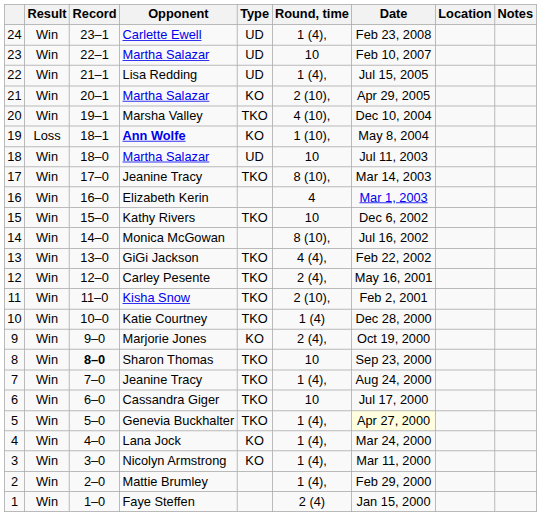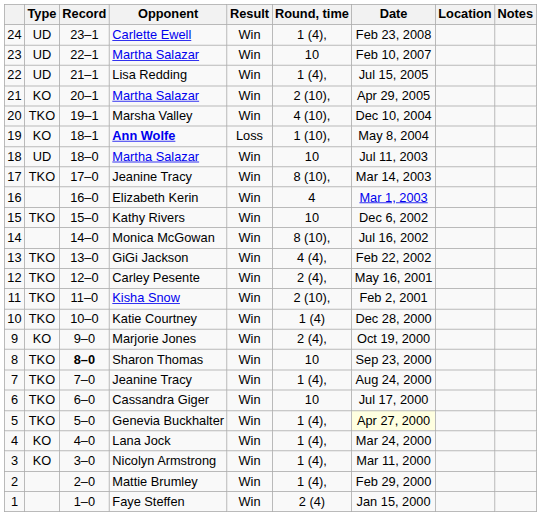columns swapped: (47, 14) <-> (255, 14)
